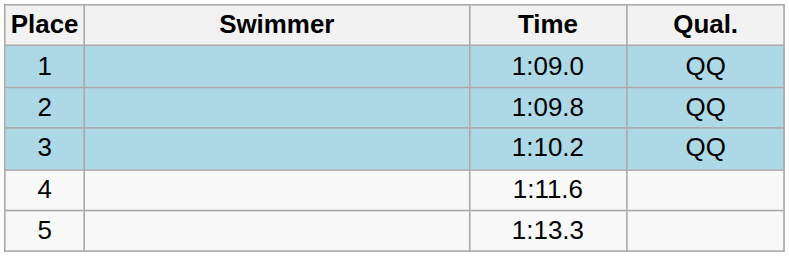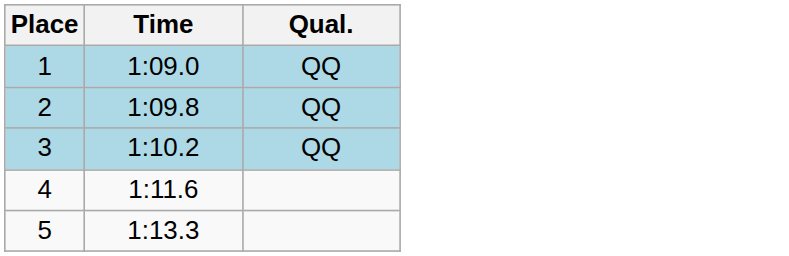- column: (277, 25)
